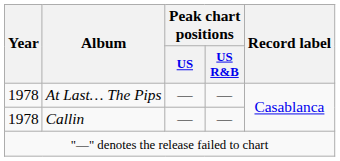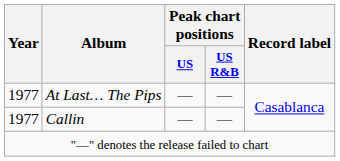(23, 95) 1978 -> (23, 95) 1977
(23, 119) 1978 -> (23, 119) 1977
